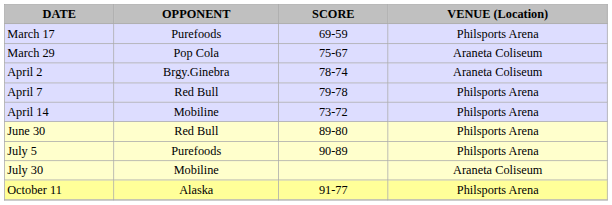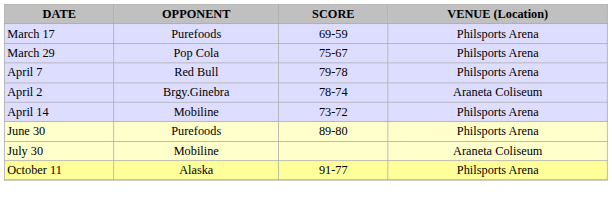(498, 53) Araneta Coliseum -> (498, 53) Philsports Arena
rows swapped: (25, 72) <-> (25, 92)
(196, 131) Red Bull -> (196, 131) Purefoods
- row: (22, 151)
